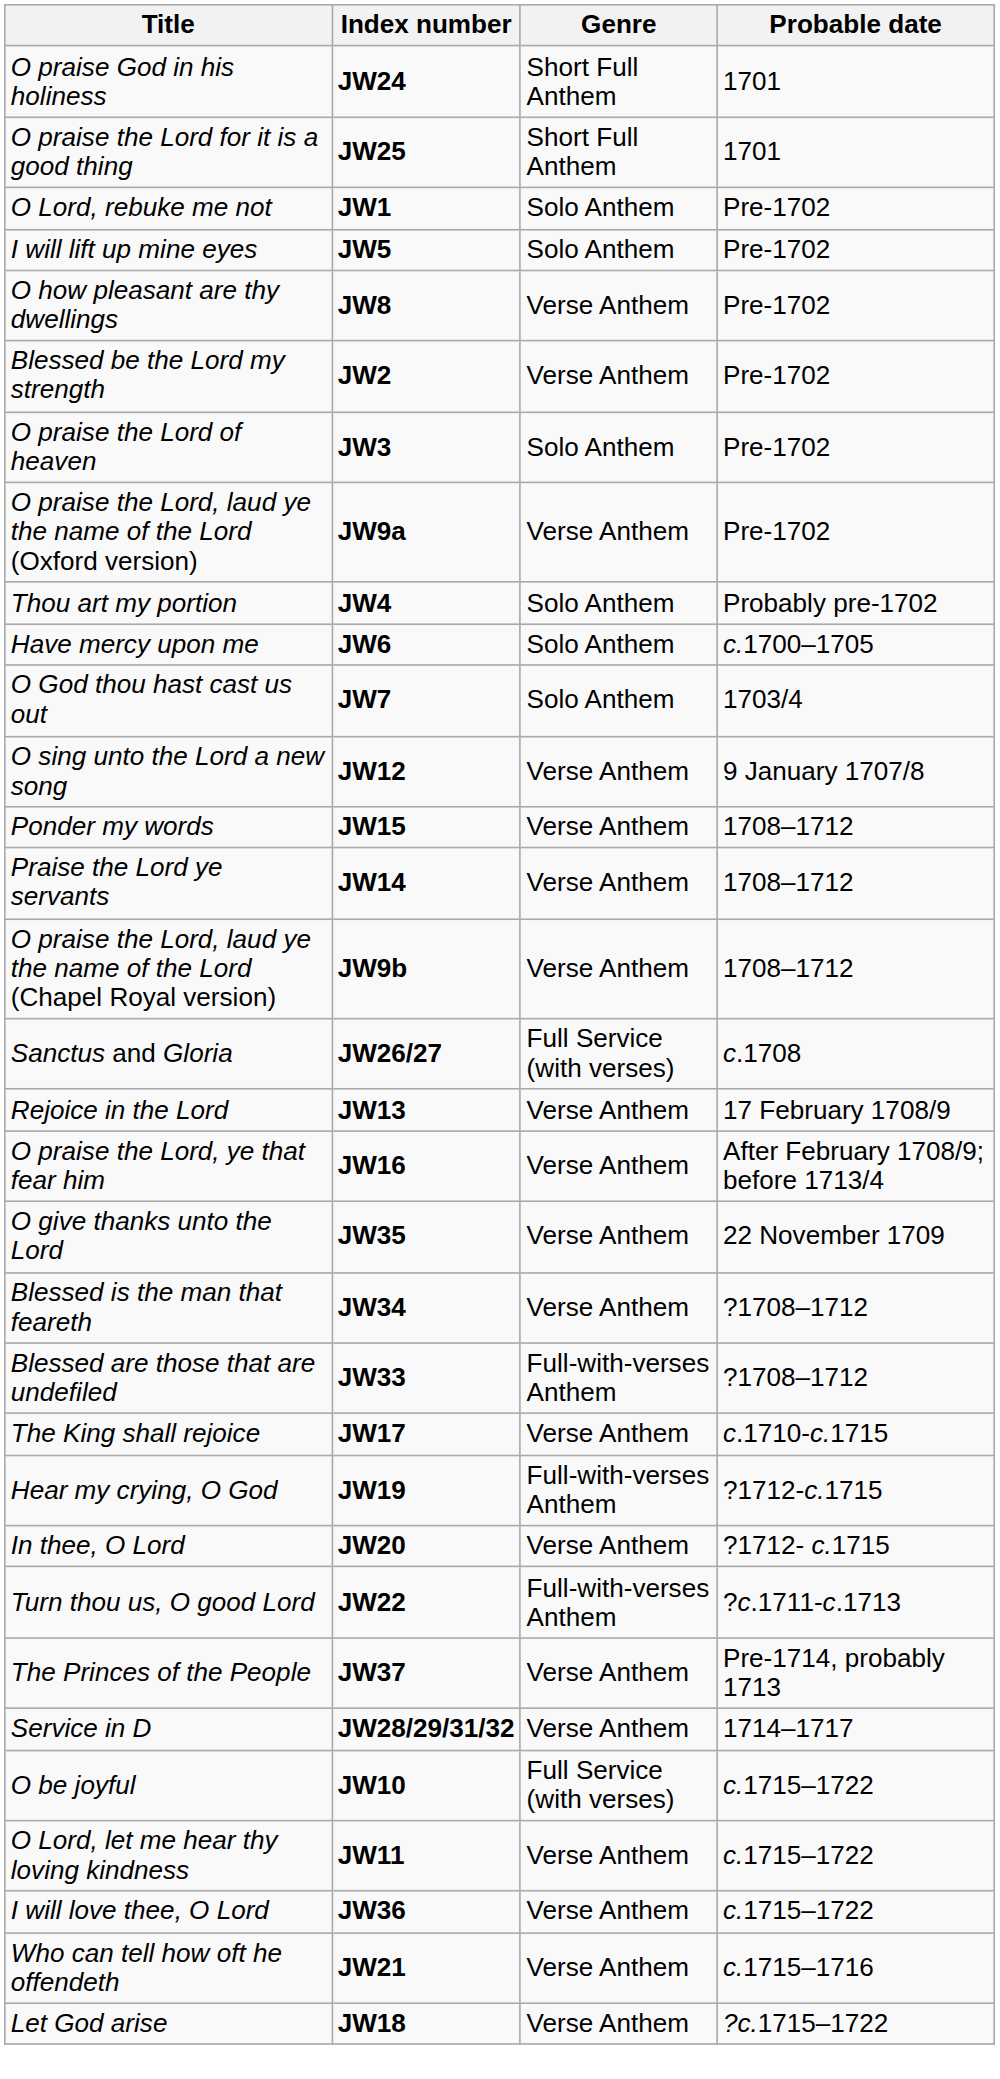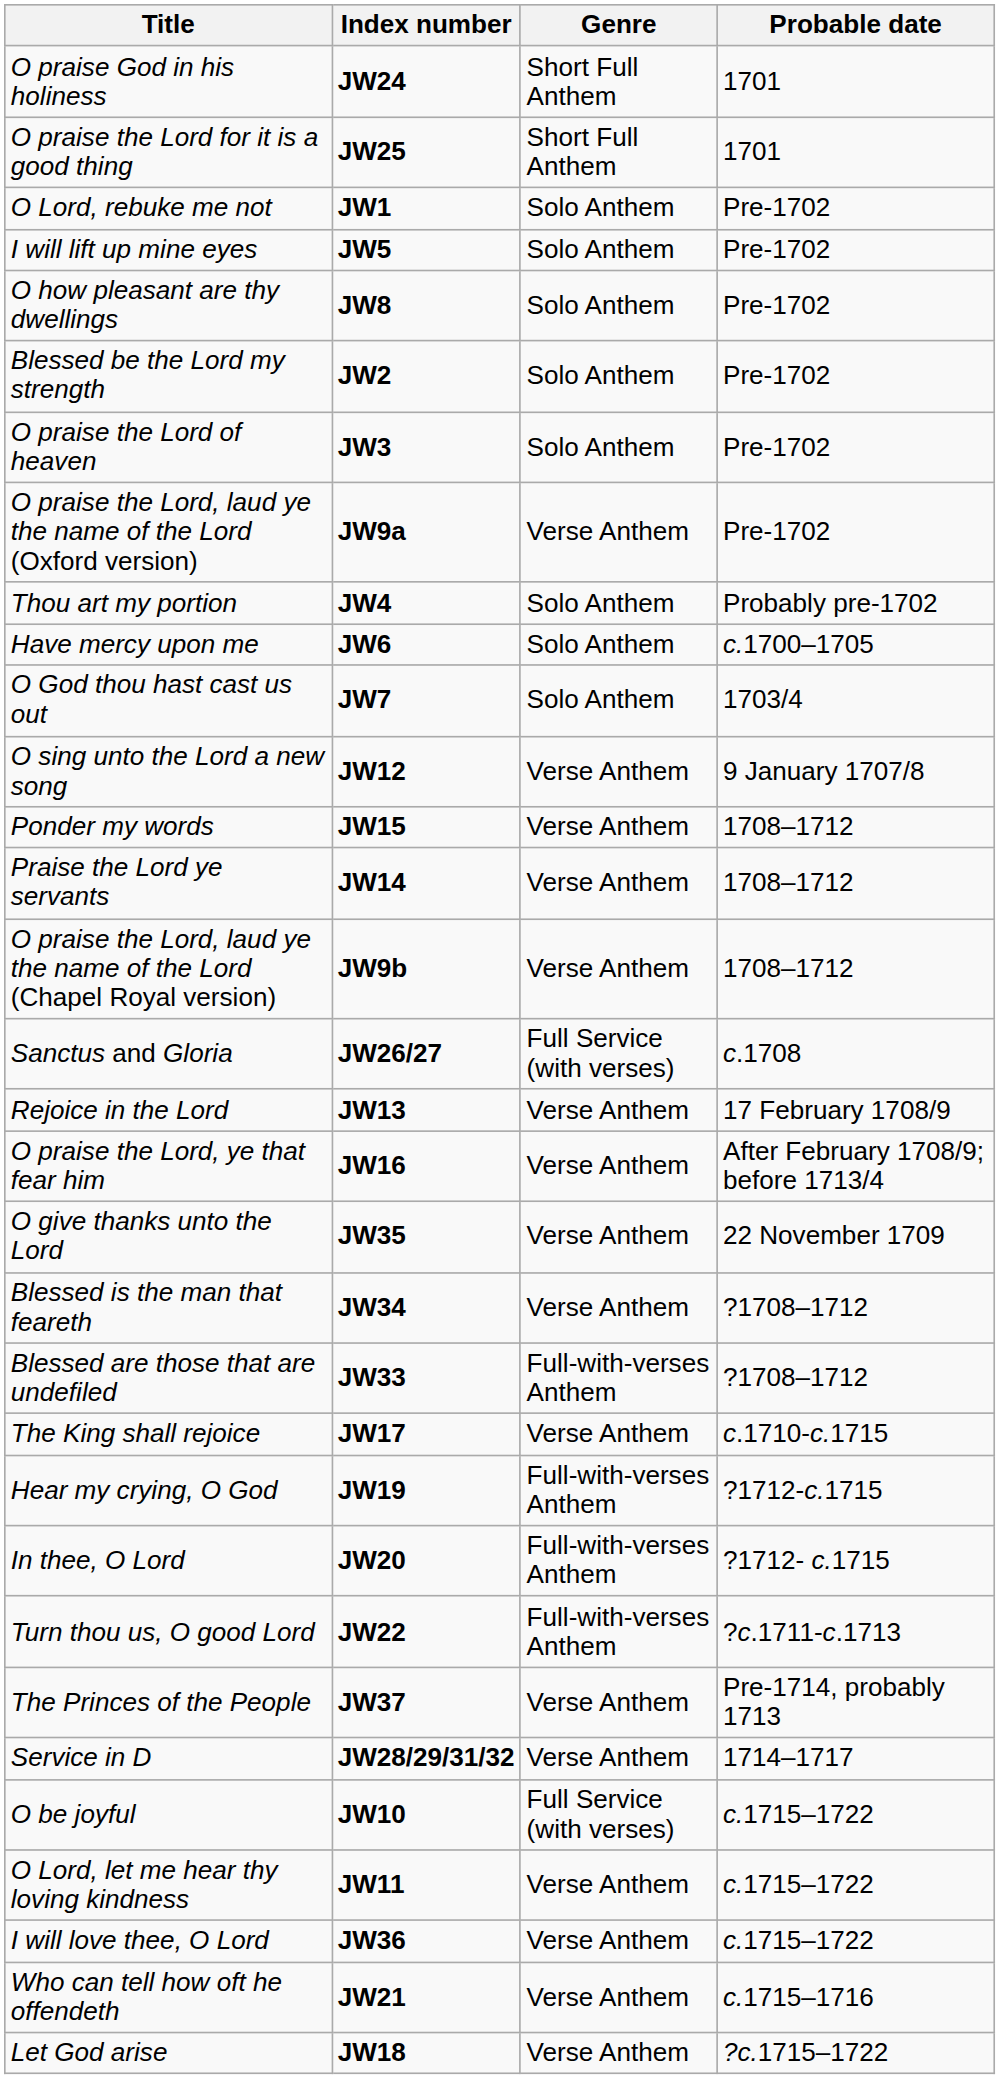(608, 305) Verse Anthem -> (601, 305) Solo Anthem
(608, 376) Verse Anthem -> (601, 376) Solo Anthem
(608, 1545) Verse Anthem -> (618, 1560) Full-with-verses Anthem
